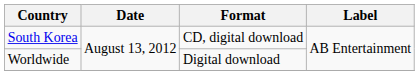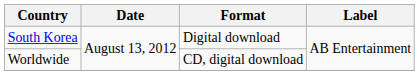(243, 37) CD, digital download -> (231, 37) Digital download
(231, 59) Digital download -> (243, 59) CD, digital download
